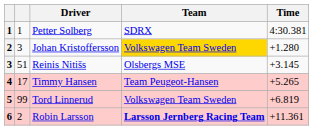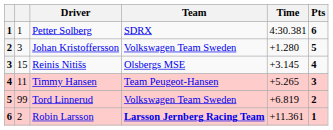+ column: (318, 13)
(180, 47) gold background -> (180, 47) no background
(22, 65) 51 -> (22, 65) 15
(22, 82) 17 -> (22, 82) 11
